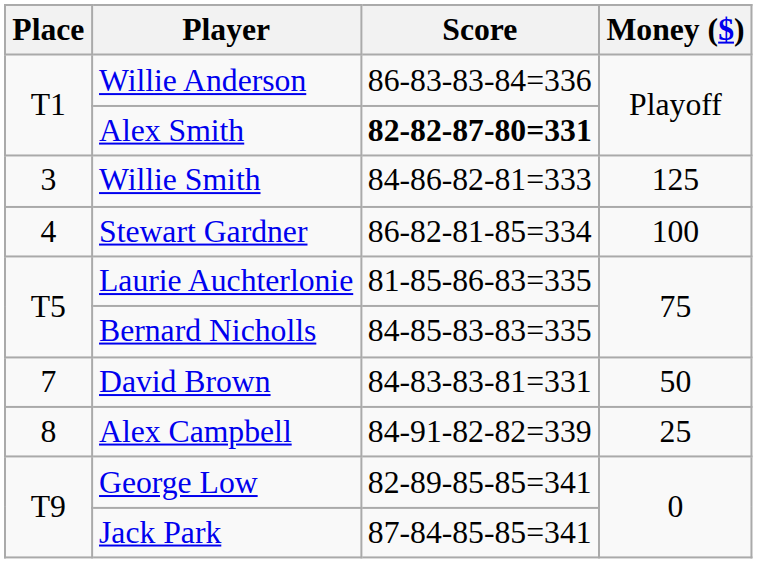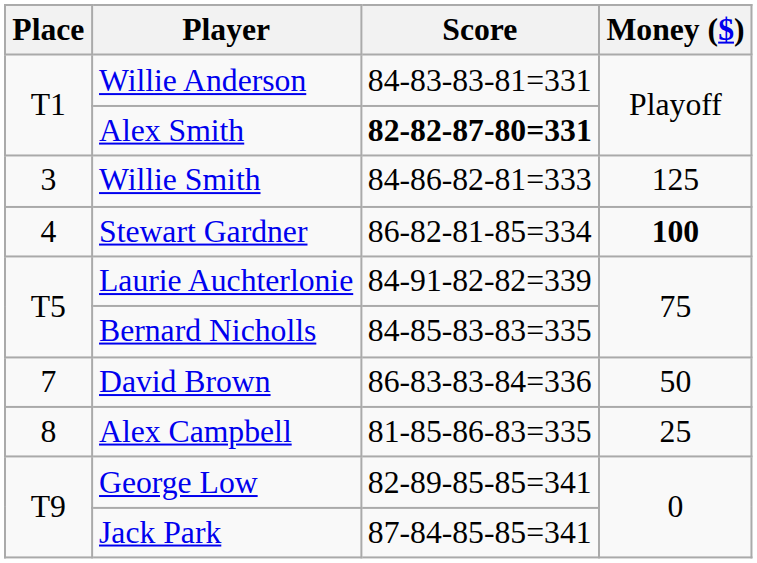(480, 79) 86-83-83-84=336 -> (480, 79) 84-83-83-81=331
(675, 230) normal -> (675, 230) bold
(480, 280) 81-85-86-83=335 -> (480, 280) 84-91-82-82=339
(480, 381) 84-83-83-81=331 -> (480, 381) 86-83-83-84=336
(480, 431) 84-91-82-82=339 -> (480, 431) 81-85-86-83=335
